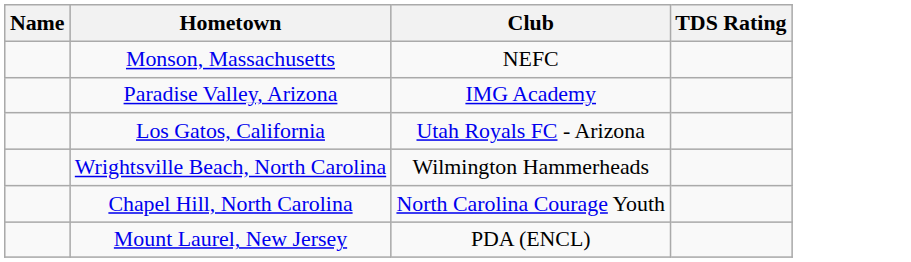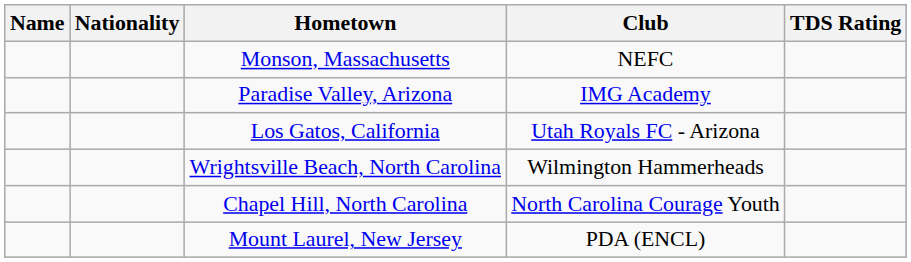+ column: (127, 22)
